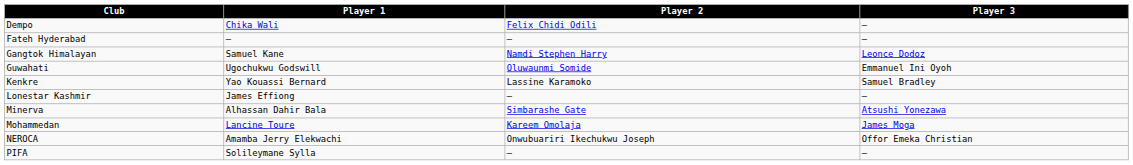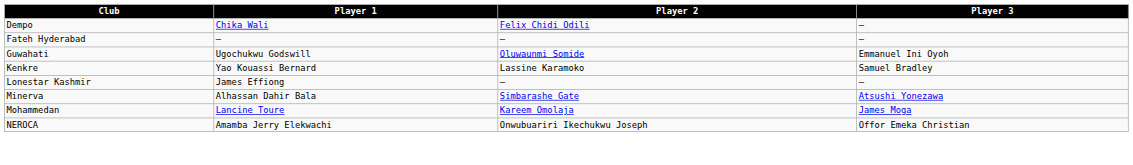- row: (51, 54)
- row: (17, 153)
